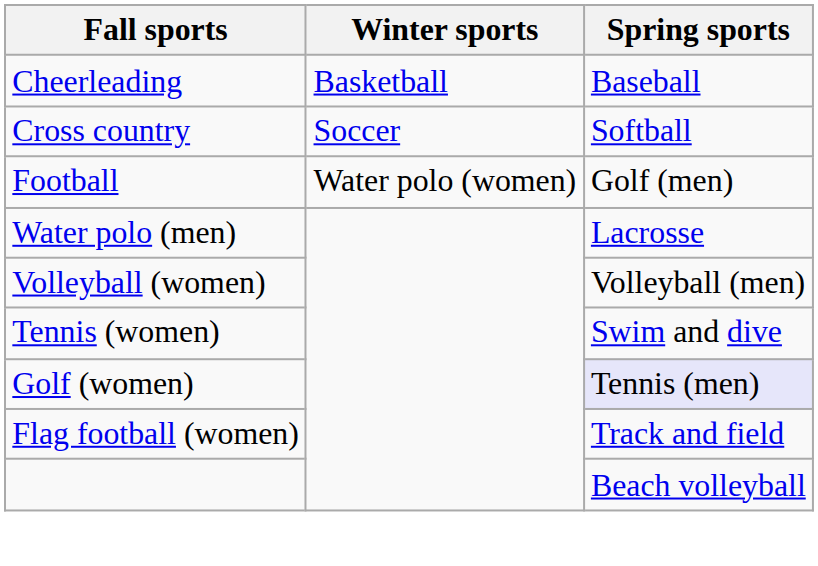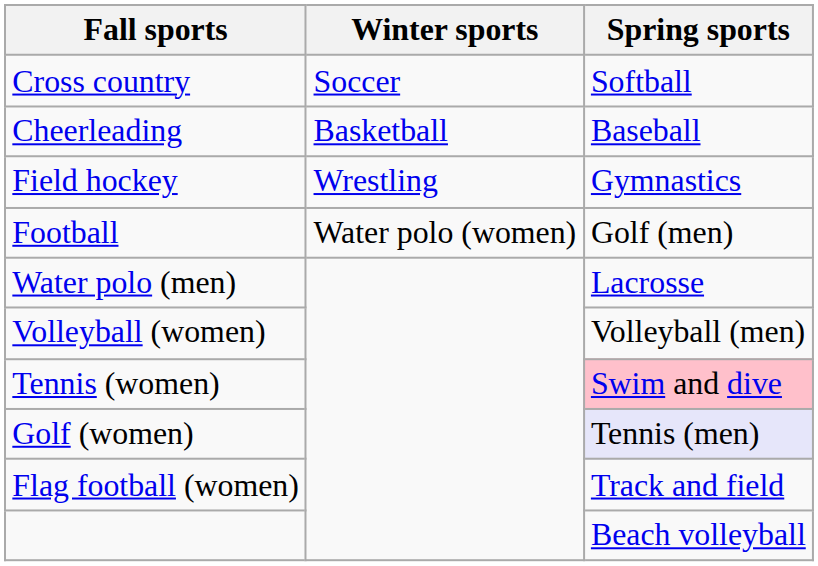rows swapped: (97, 80) <-> (101, 130)
+ row: (95, 181)
(686, 332) no background -> (686, 383) pink background
